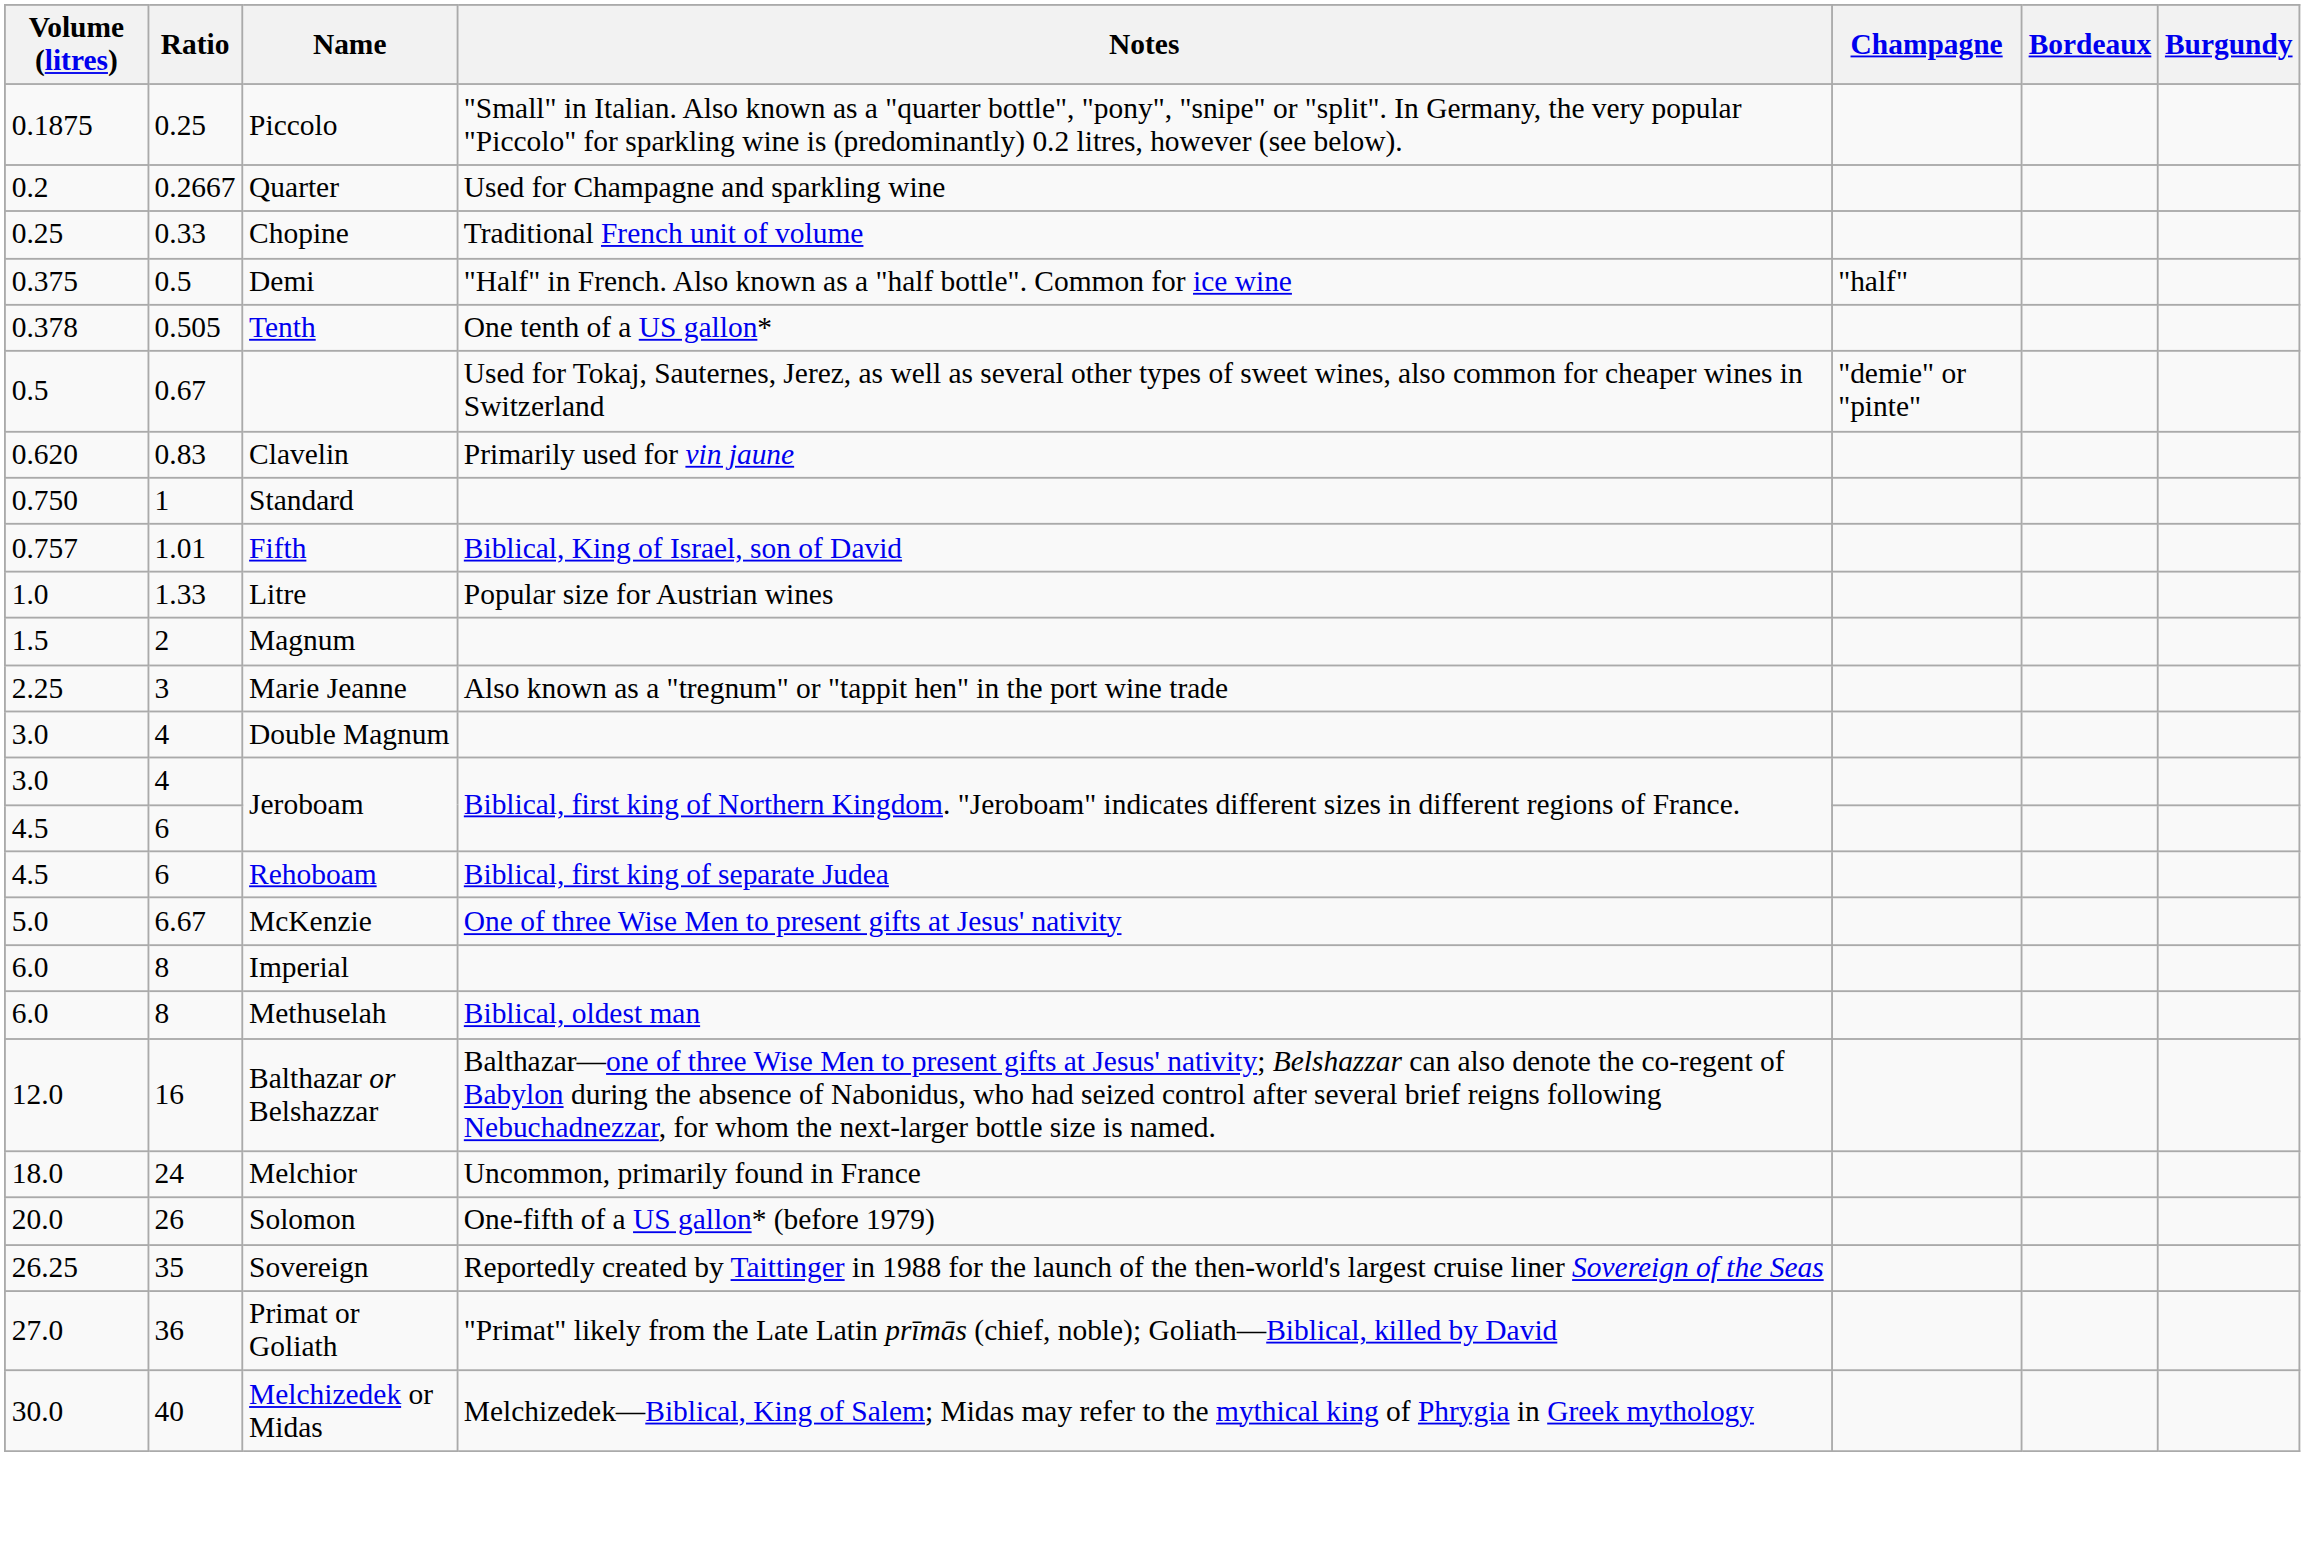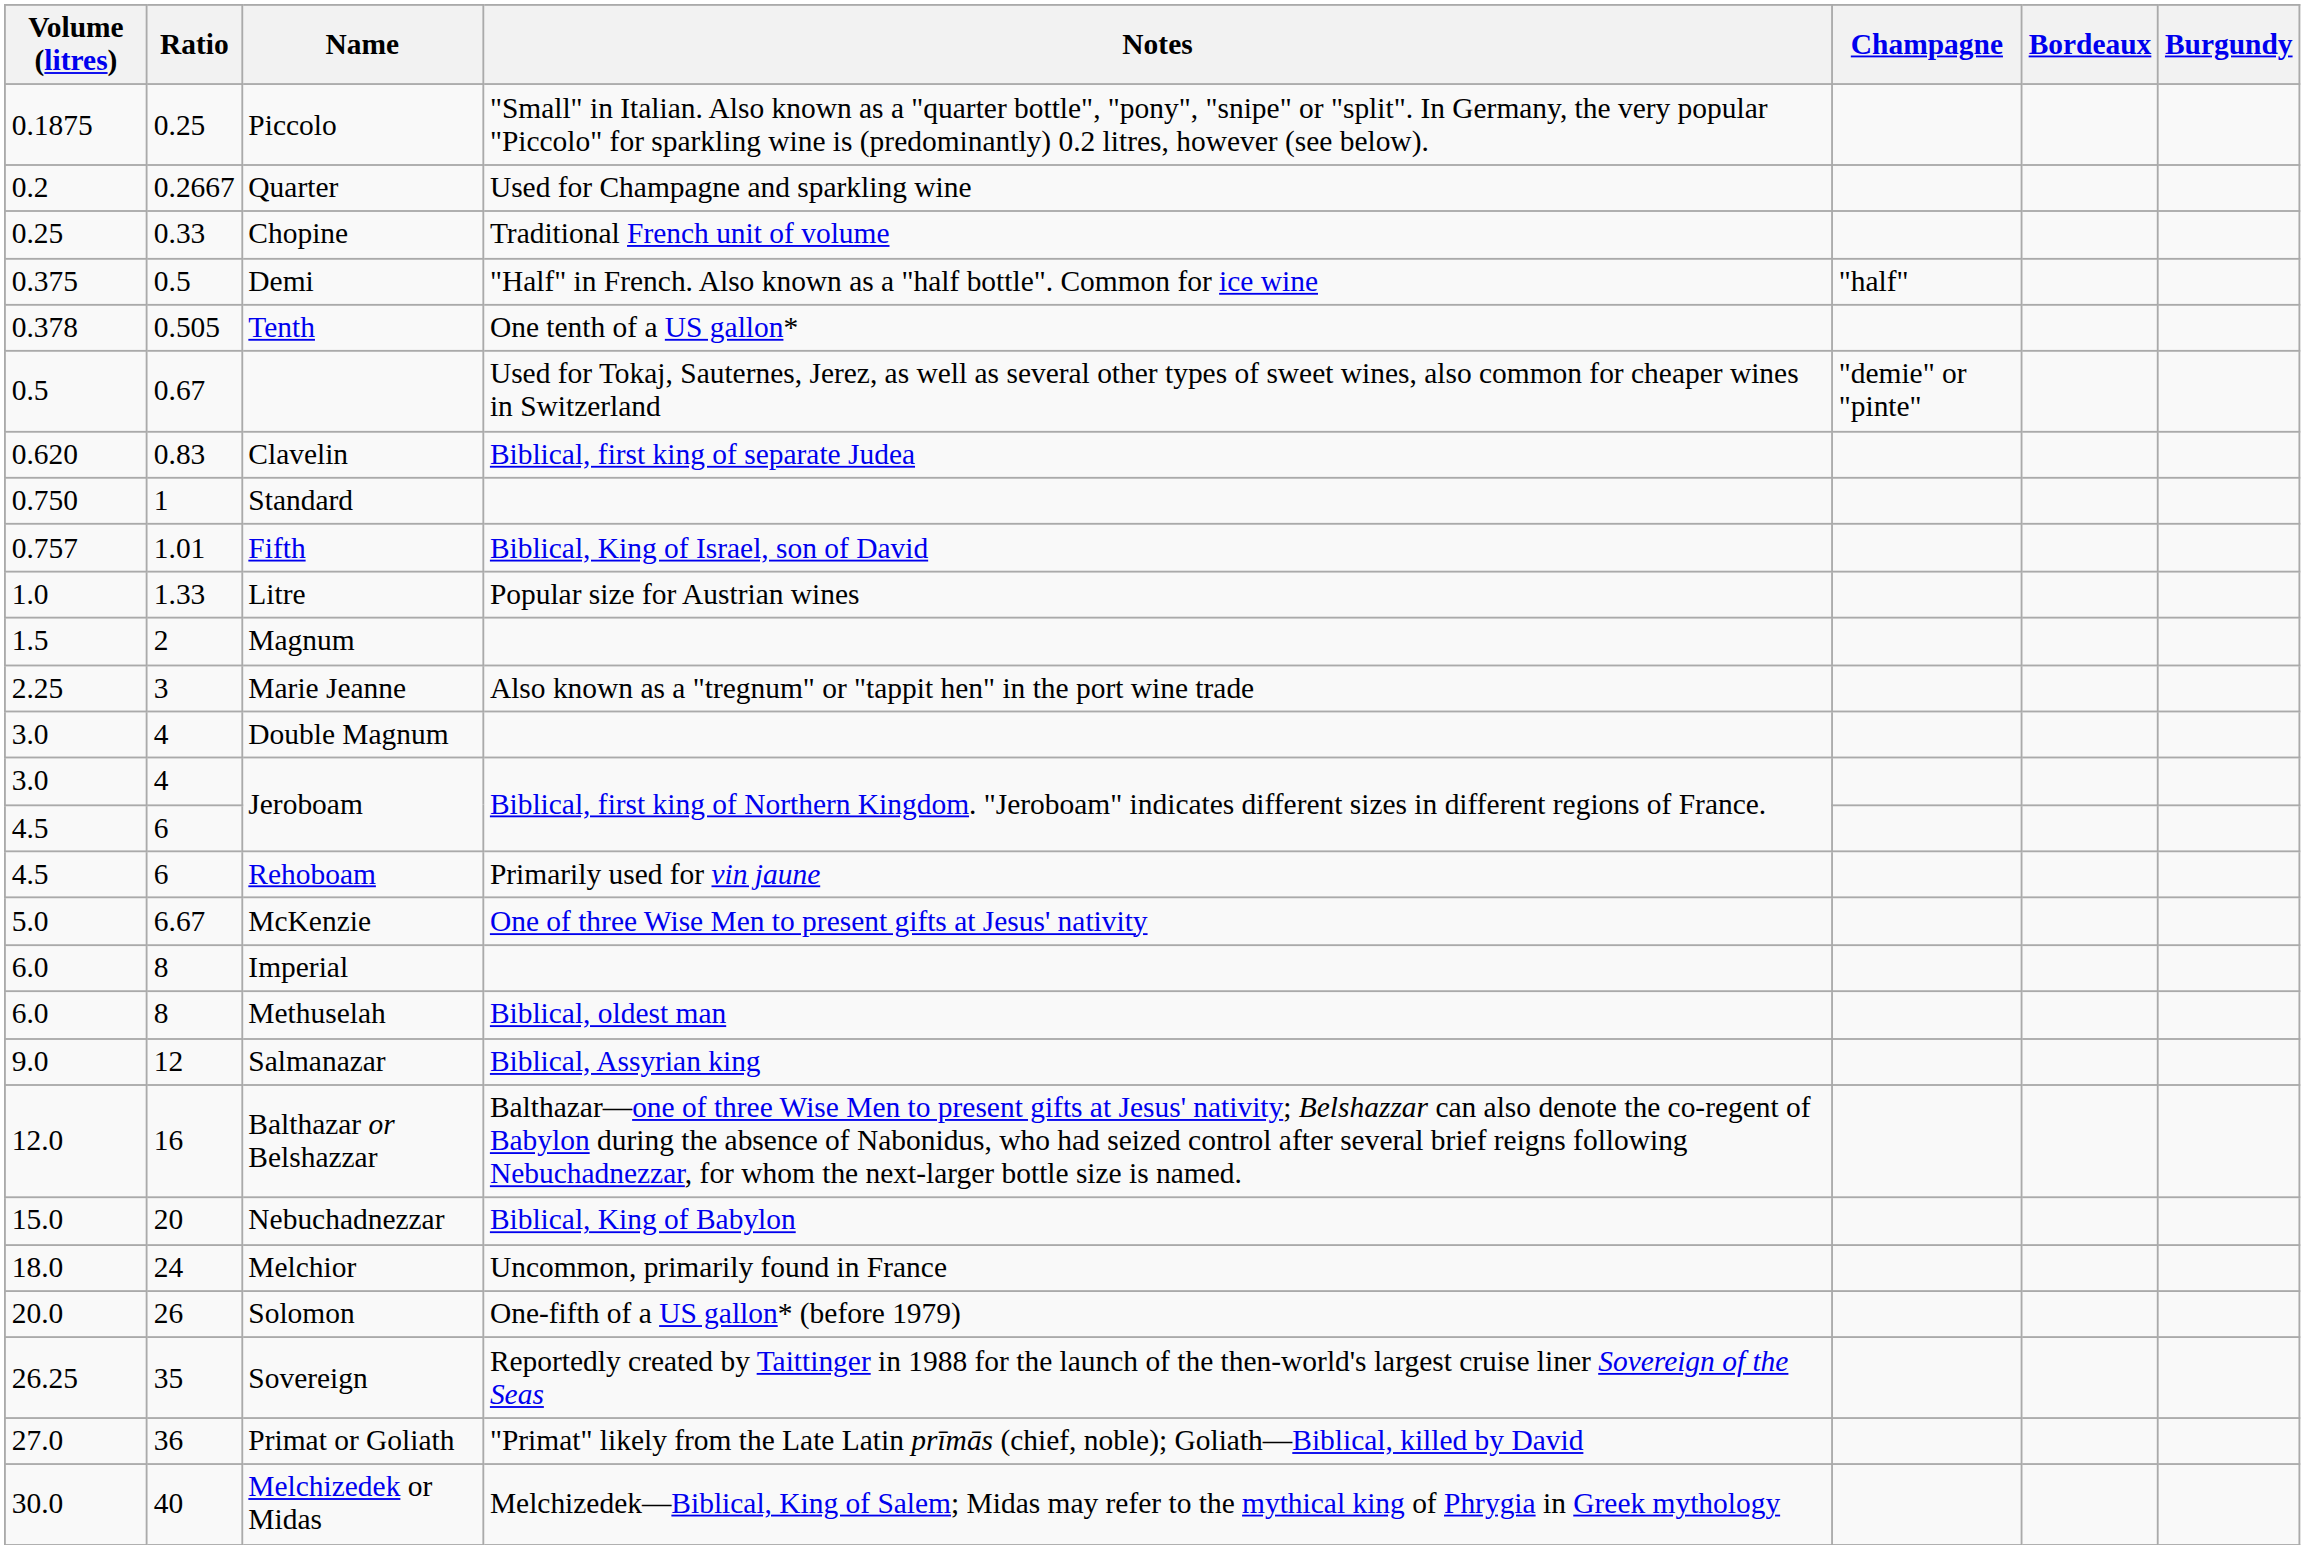(629, 454) Primarily used for vin jaune -> (702, 454) Biblical, first king of separate Judea
(676, 874) Biblical, first king of separate Judea -> (655, 874) Primarily used for vin jaune
+ row: (30, 1061)
+ row: (37, 1220)
